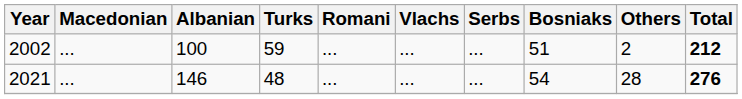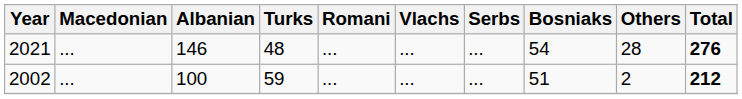rows swapped: (30, 49) <-> (30, 78)
